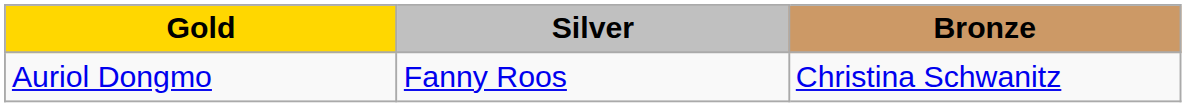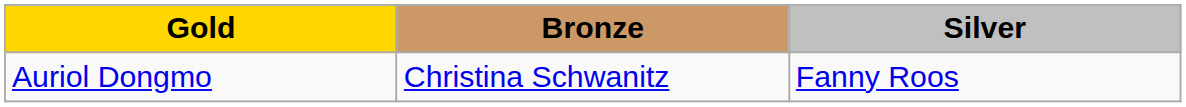columns swapped: (593, 28) <-> (985, 28)
